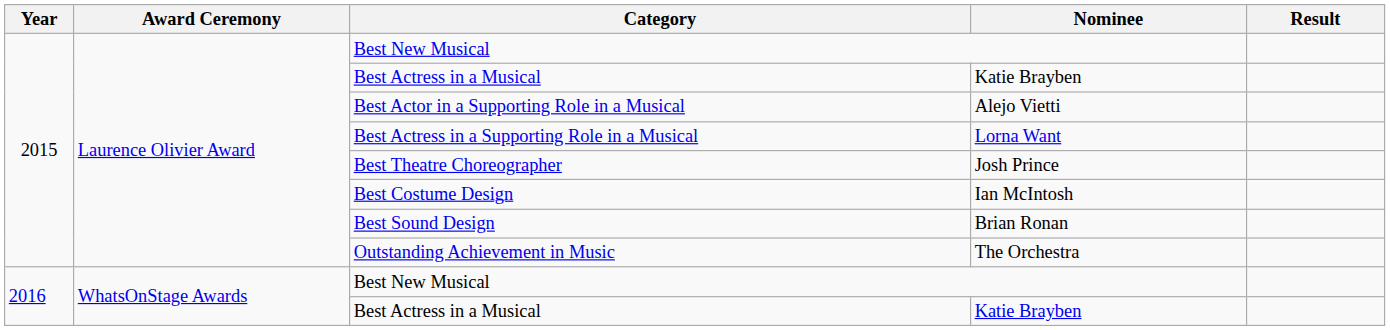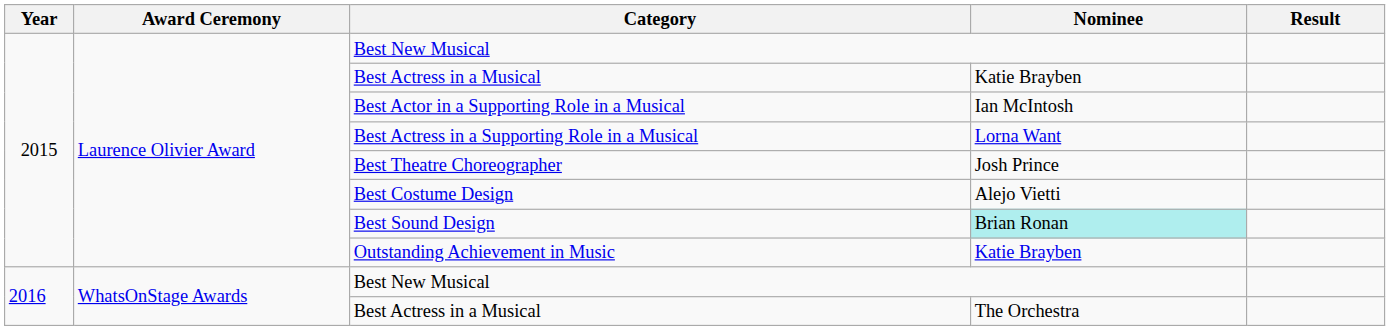(1018, 106) Alejo Vietti -> (1024, 106) Ian McIntosh
(1024, 194) Ian McIntosh -> (1018, 194) Alejo Vietti
(1021, 223) no background -> (1021, 223) paleturquoise background
(1027, 252) The Orchestra -> (1028, 252) Katie Brayben
(1028, 310) Katie Brayben -> (1027, 310) The Orchestra
